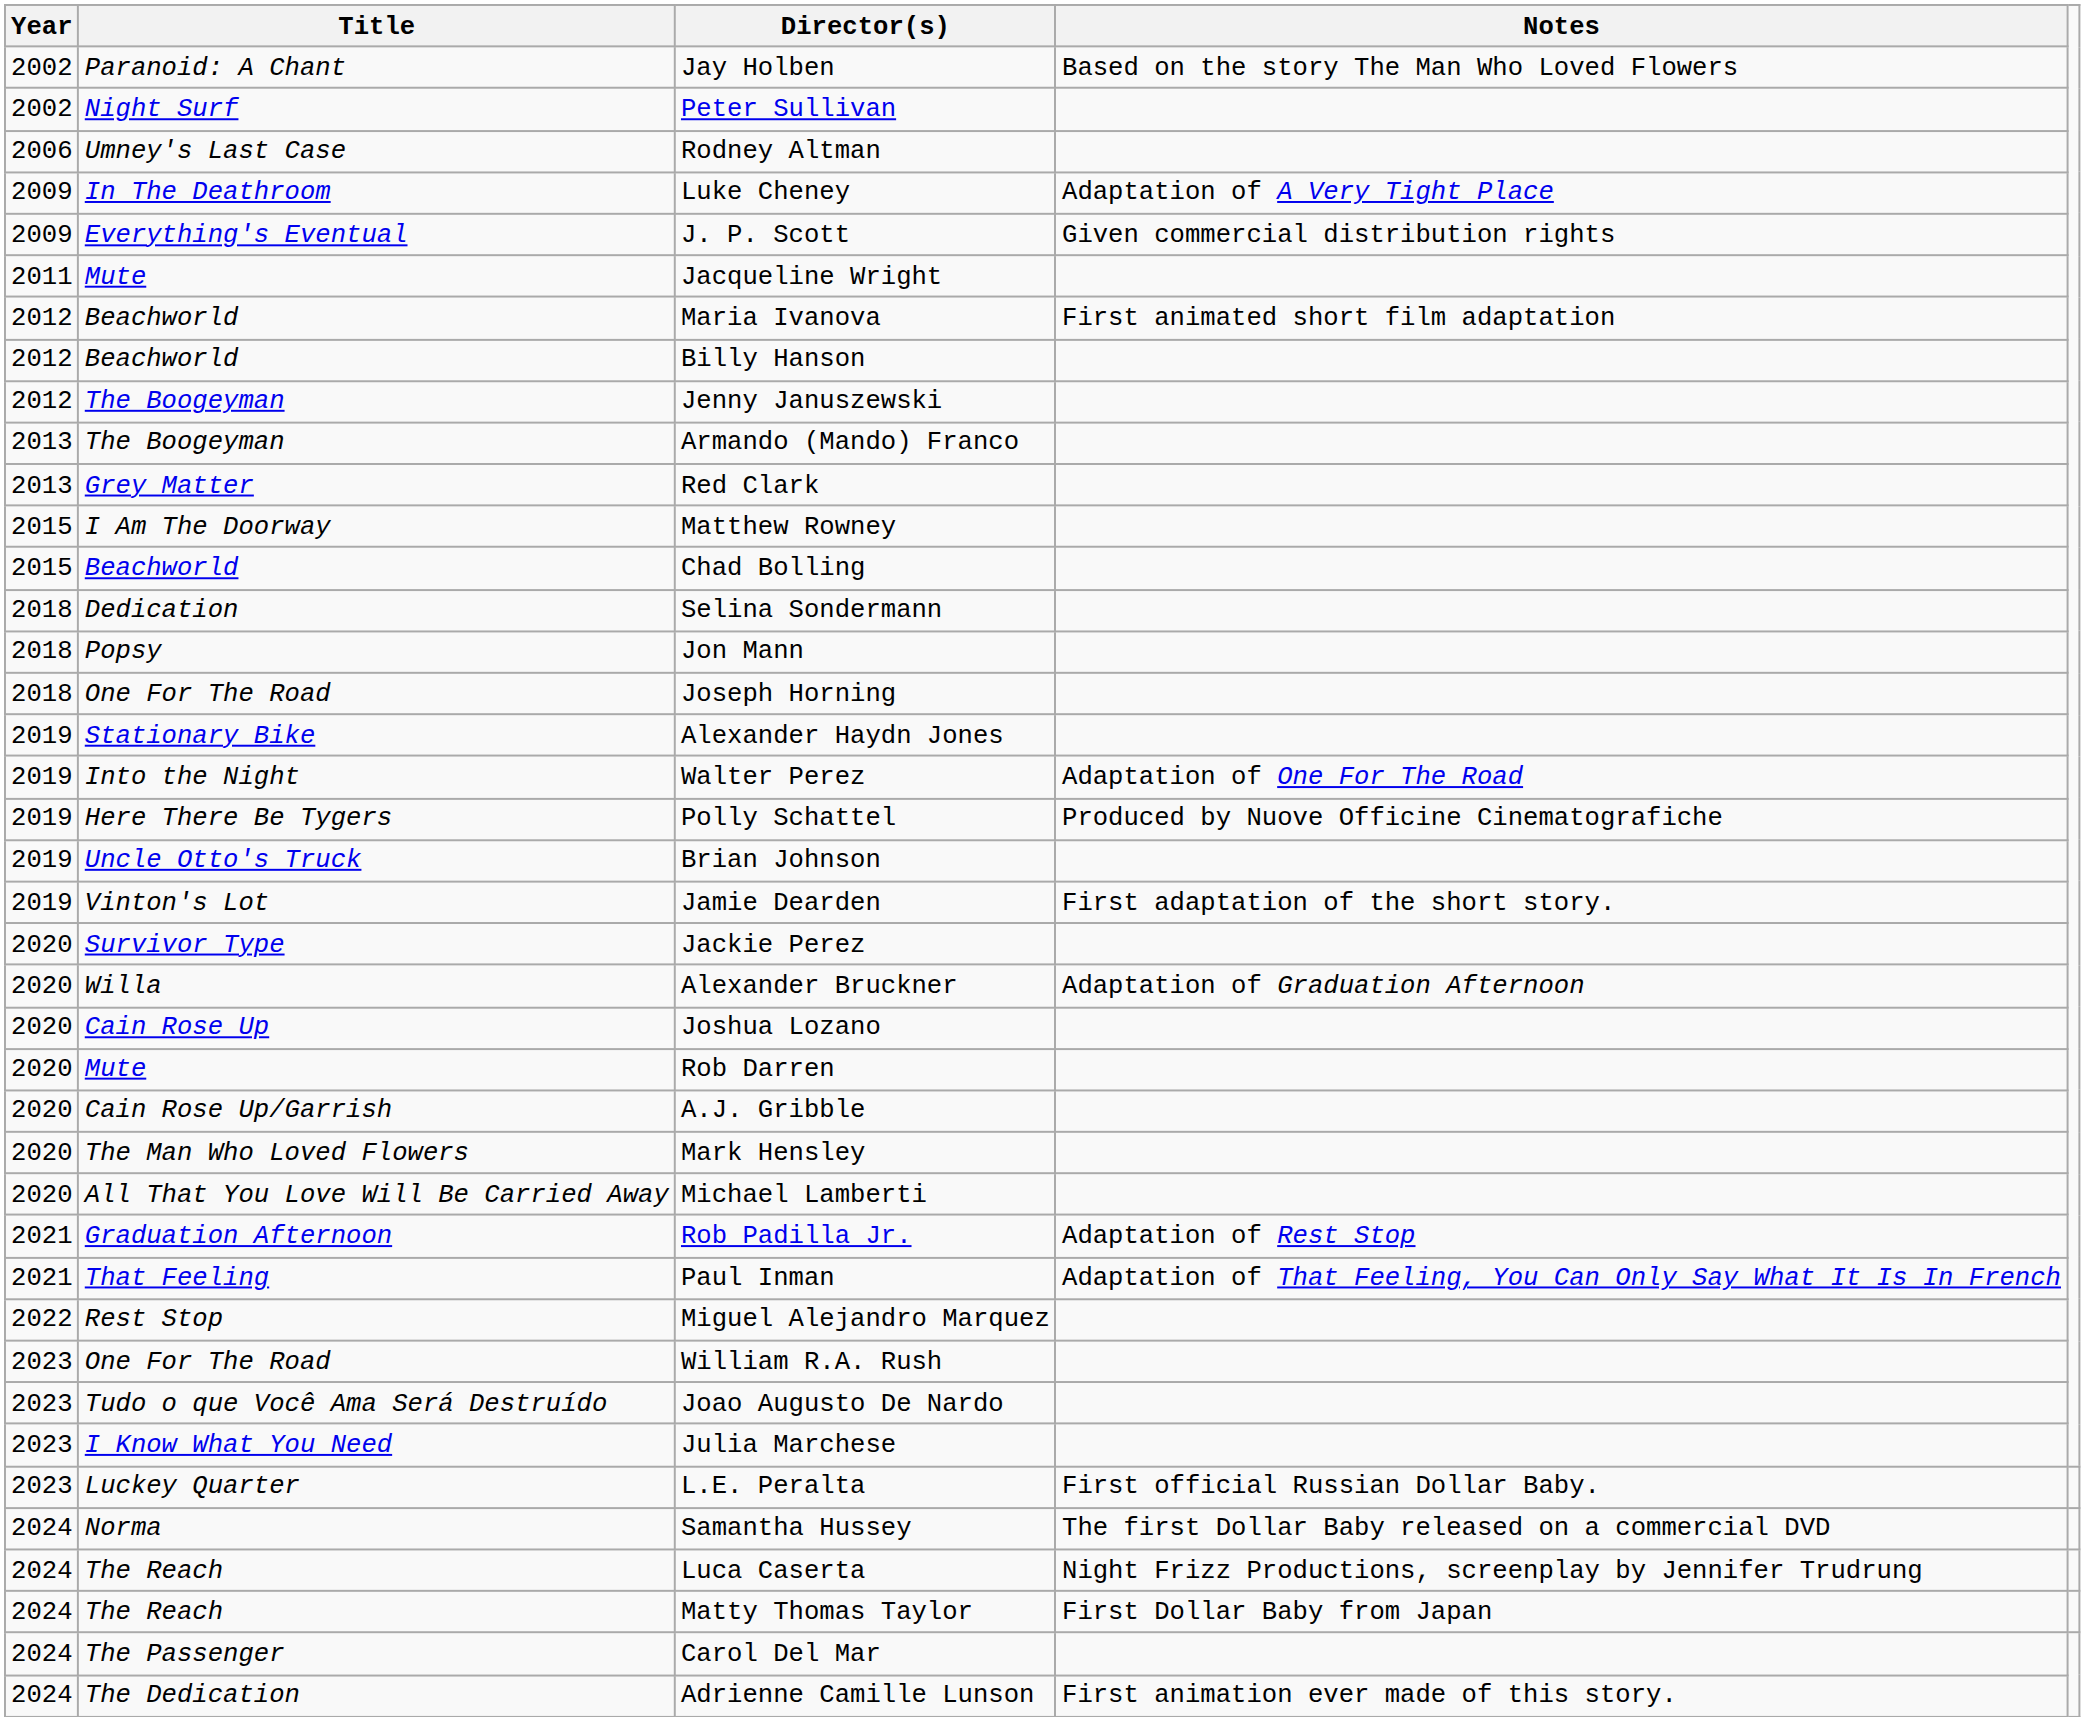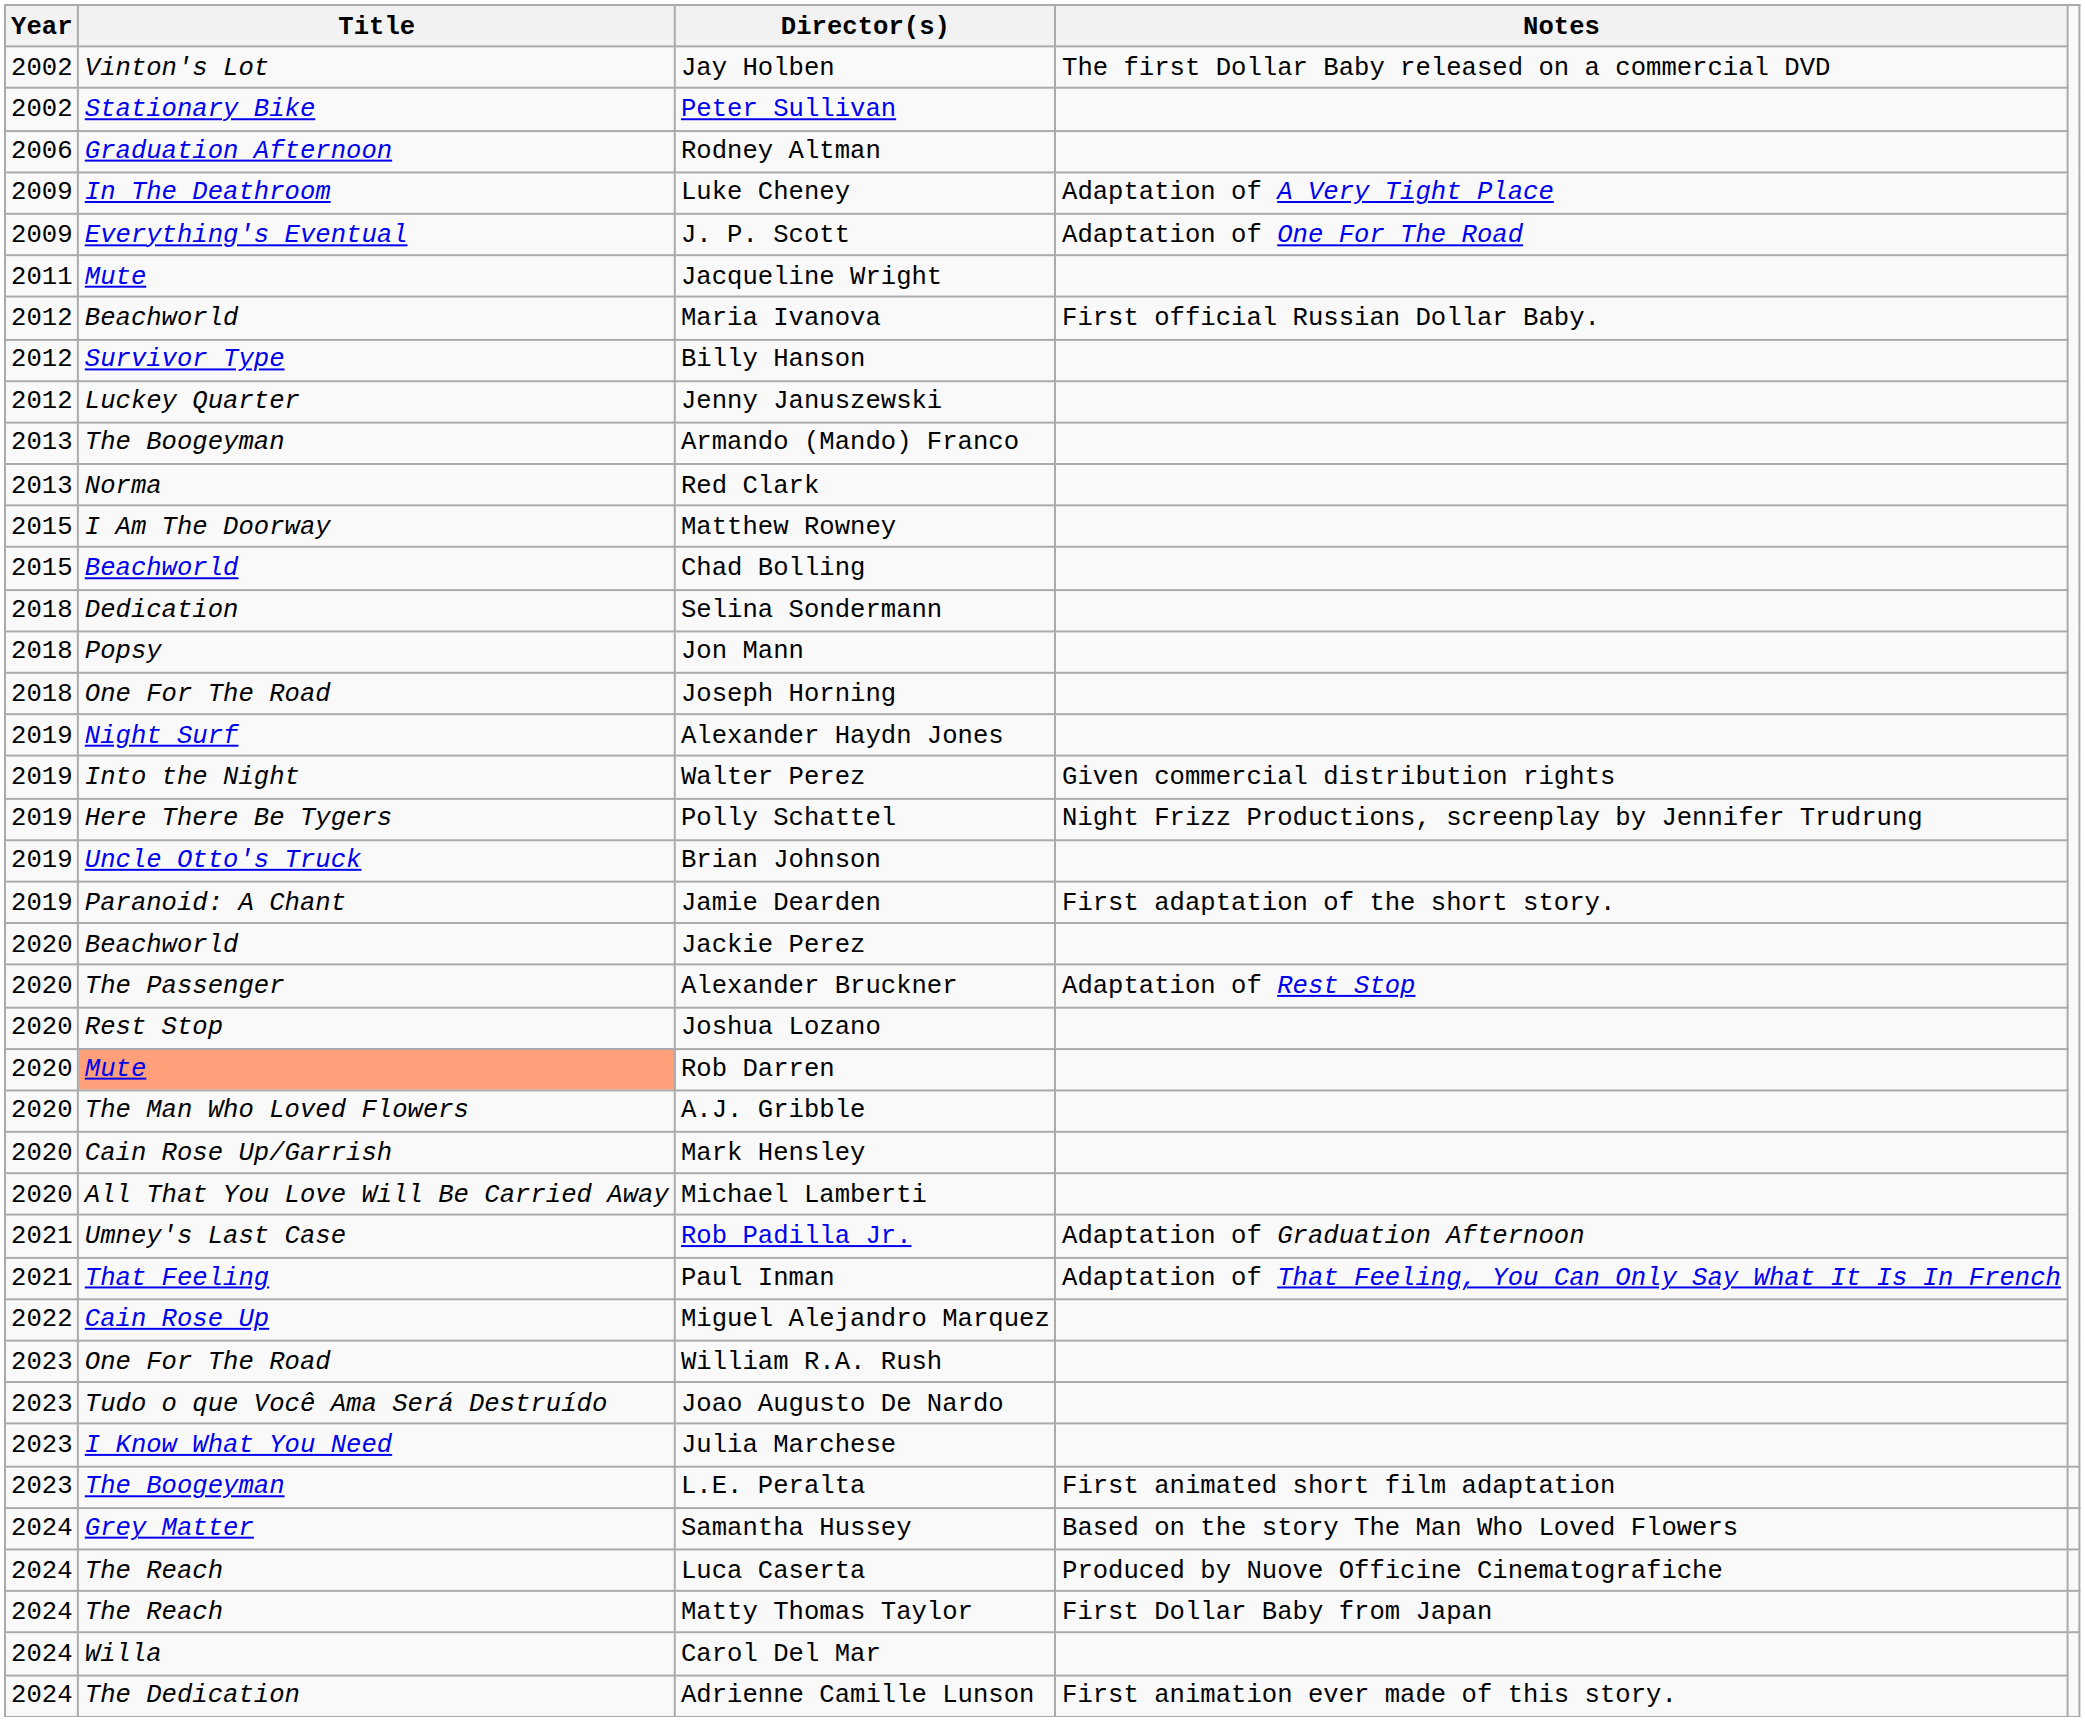(215, 68) Paranoid: A Chant -> (177, 68) Vinton's Lot
(1400, 68) Based on the story The Man Who Loved Flowers -> (1446, 68) The first Dollar Baby released on a commercial DVD
(162, 109) Night Surf -> (200, 109) Stationary Bike
(215, 151) Umney's Last Case -> (238, 151) Graduation Afternoon
(1339, 235) Given commercial distribution rights -> (1293, 235) Adaptation of One For The Road
(1339, 318) First animated short film adaptation -> (1331, 318) First official Russian Dollar Baby.
(162, 360) Beachworld -> (185, 360) Survivor Type
(185, 402) The Boogeyman -> (192, 402) Luckey Quarter
(169, 485) Grey Matter -> (123, 485) Norma
(200, 735) Stationary Bike -> (162, 735) Night Surf
(1293, 777) Adaptation of One For The Road -> (1339, 777) Given commercial distribution rights
(1392, 819) Produced by Nuove Officine Cinematografiche -> (1492, 819) Night Frizz Productions, screenplay by Jennifer Trudrung
(177, 902) Vinton's Lot -> (215, 902) Paranoid: A Chant
(185, 944) Survivor Type -> (162, 944) Beachworld
(123, 986) Willa -> (185, 986) The Passenger
(1323, 986) Adaptation of Graduation Afternoon -> (1239, 986) Adaptation of Rest Stop
(177, 1028) Cain Rose Up -> (154, 1028) Rest Stop
(116, 1069) no background -> (116, 1069) lightsalmon background
(238, 1111) Cain Rose Up/Garrish -> (277, 1111) The Man Who Loved Flowers
(277, 1153) The Man Who Loved Flowers -> (238, 1153) Cain Rose Up/Garrish
(238, 1236) Graduation Afternoon -> (215, 1236) Umney's Last Case
(1239, 1236) Adaptation of Rest Stop -> (1323, 1236) Adaptation of Graduation Afternoon
(154, 1320) Rest Stop -> (177, 1320) Cain Rose Up
(192, 1487) Luckey Quarter -> (185, 1487) The Boogeyman
(1331, 1487) First official Russian Dollar Baby. -> (1339, 1487) First animated short film adaptation
(123, 1528) Norma -> (169, 1528) Grey Matter
(1446, 1528) The first Dollar Baby released on a commercial DVD -> (1400, 1528) Based on the story The Man Who Loved Flowers
(1492, 1570) Night Frizz Productions, screenplay by Jennifer Trudrung -> (1392, 1570) Produced by Nuove Officine Cinematografiche
(185, 1654) The Passenger -> (123, 1654) Willa
